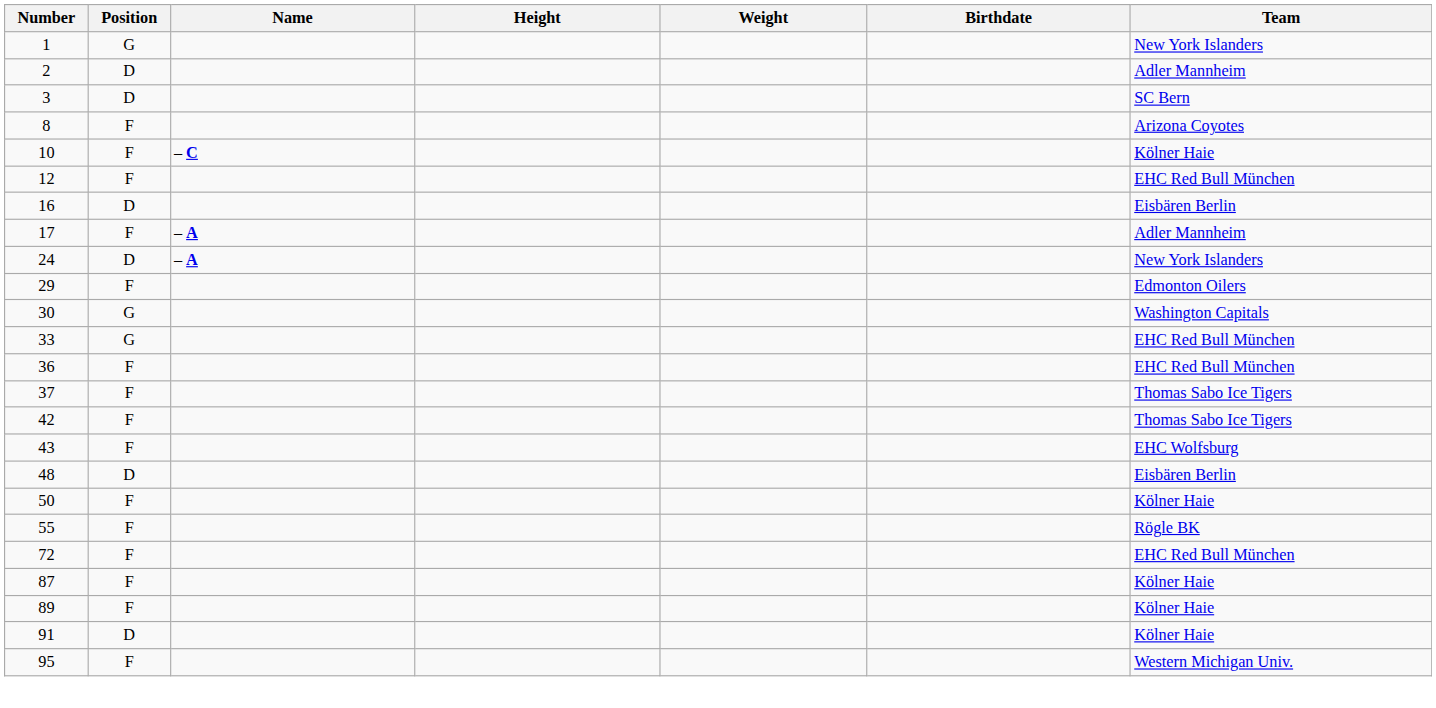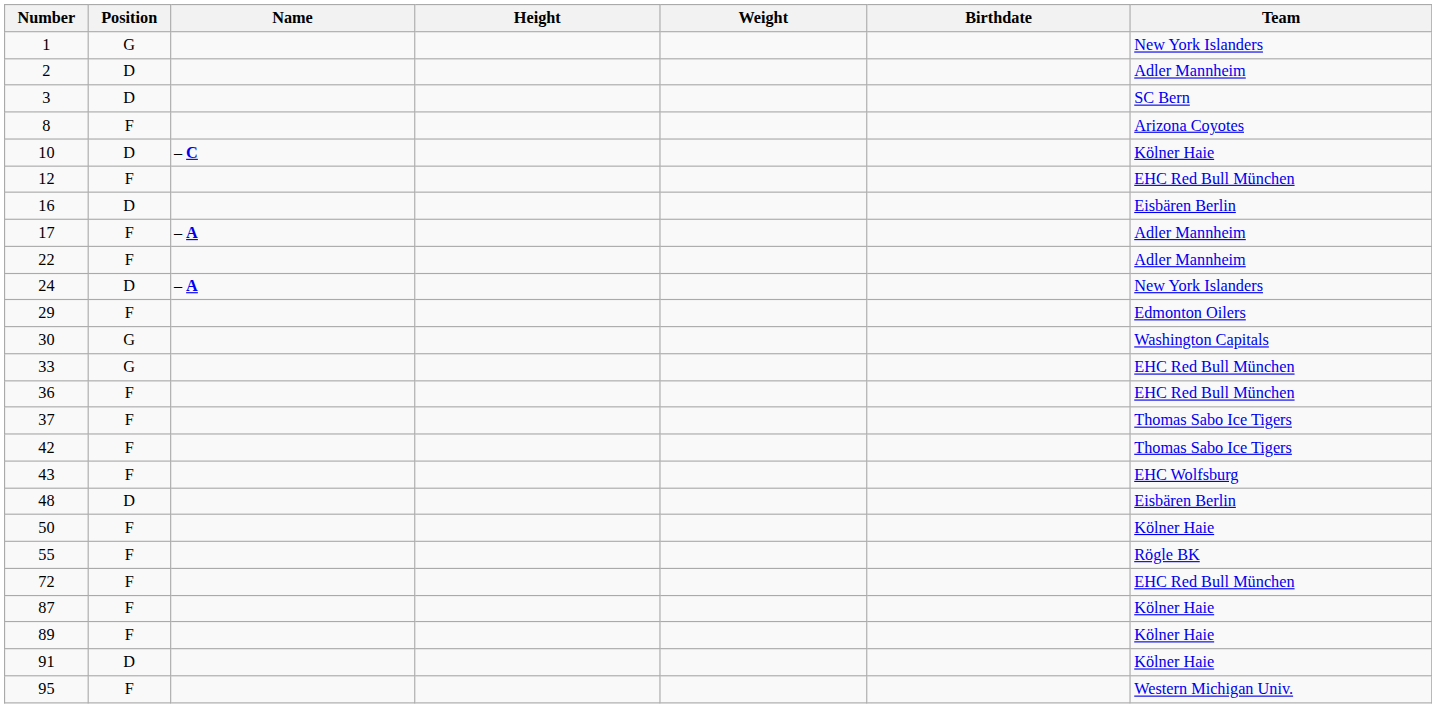(129, 152) F -> (129, 152) D
+ row: (46, 259)
